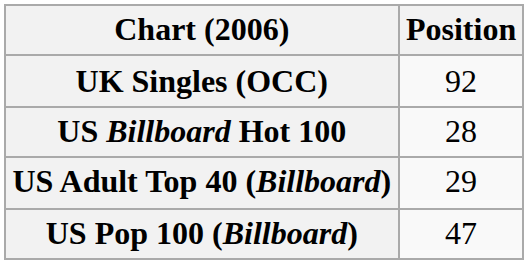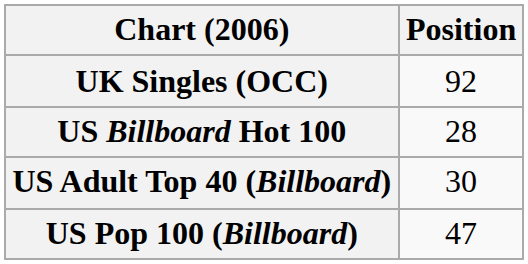(461, 182) 29 -> (461, 182) 30
